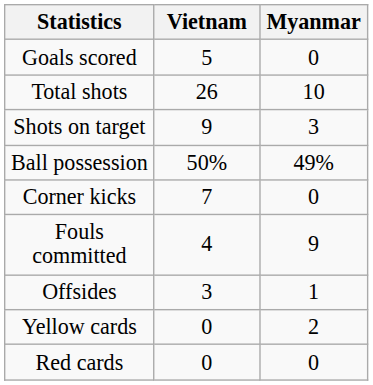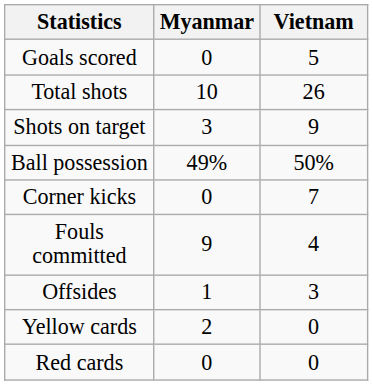columns swapped: (207, 22) <-> (314, 22)
